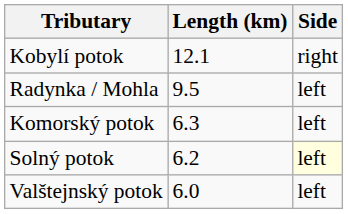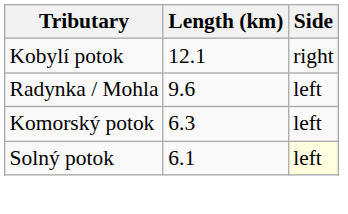(186, 89) 9.5 -> (182, 89) 9.6
(186, 157) 6.2 -> (182, 157) 6.1
- row: (86, 191)
